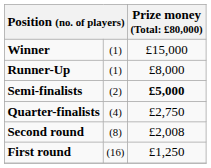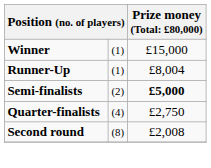(167, 70) £8,000 -> (167, 70) £8,004
- row: (39, 152)
